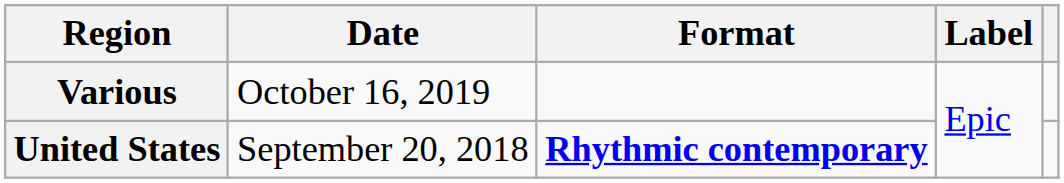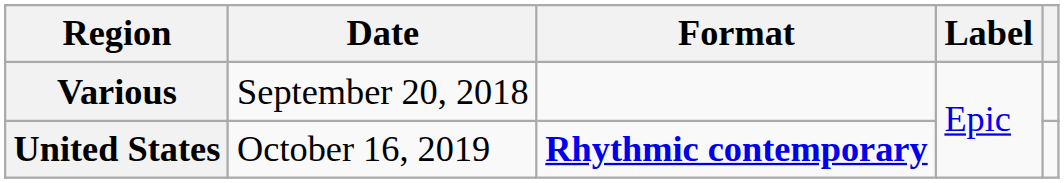(364, 90) October 16, 2019 -> (383, 90) September 20, 2018
(383, 148) September 20, 2018 -> (364, 148) October 16, 2019
